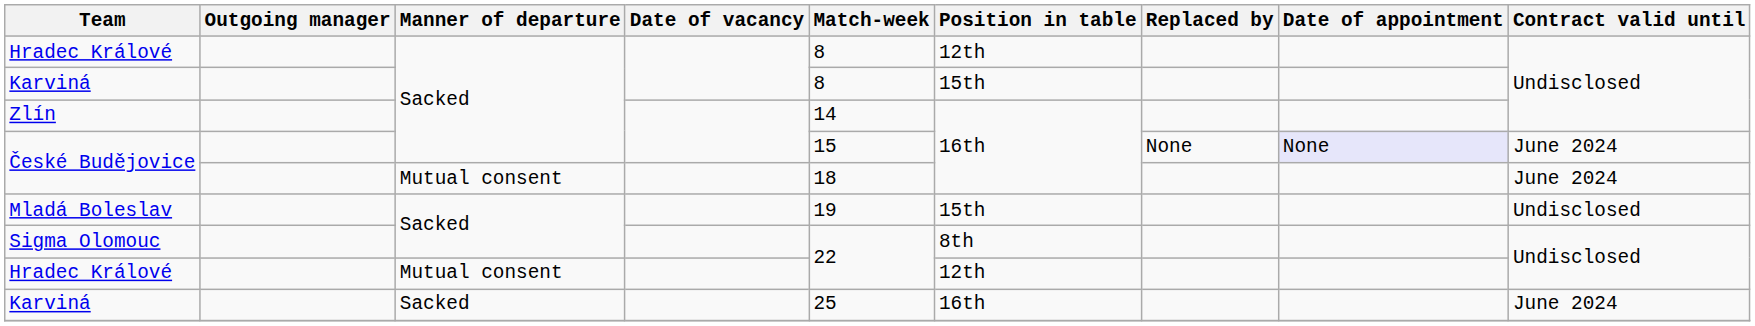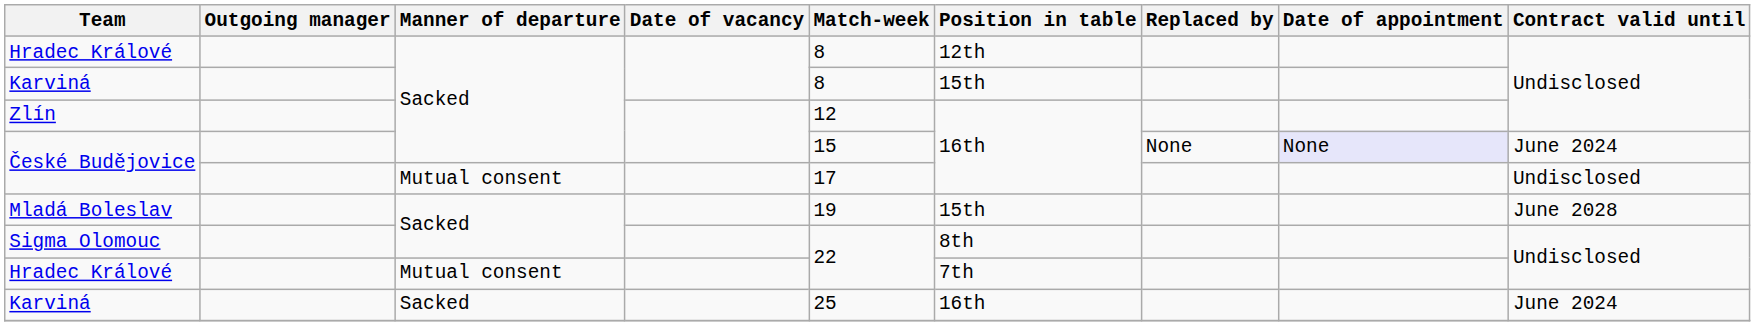(825, 115) 14 -> (825, 115) 12
(825, 178) 18 -> (825, 178) 17
(1565, 178) June 2024 -> (1577, 178) Undisclosed
(1577, 210) Undisclosed -> (1565, 210) June 2028
(962, 273) 12th -> (956, 273) 7th
